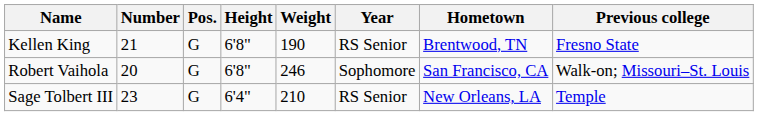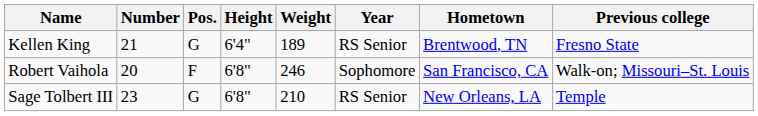(238, 44) 6'8" -> (238, 44) 6'4"
(293, 44) 190 -> (293, 44) 189
(194, 70) G -> (192, 70) F
(238, 96) 6'4" -> (238, 96) 6'8"
